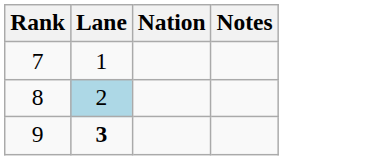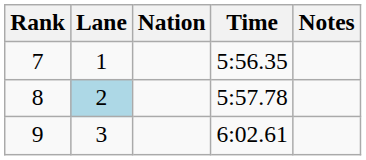+ column: (252, 23)
(101, 135) bold -> (101, 135) normal
